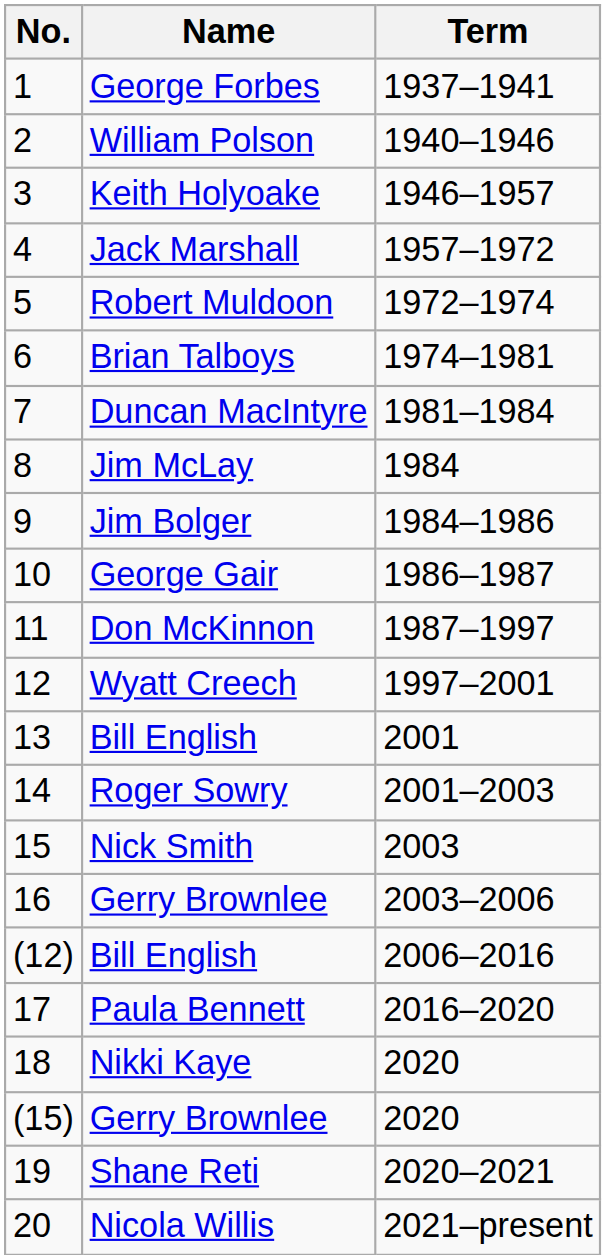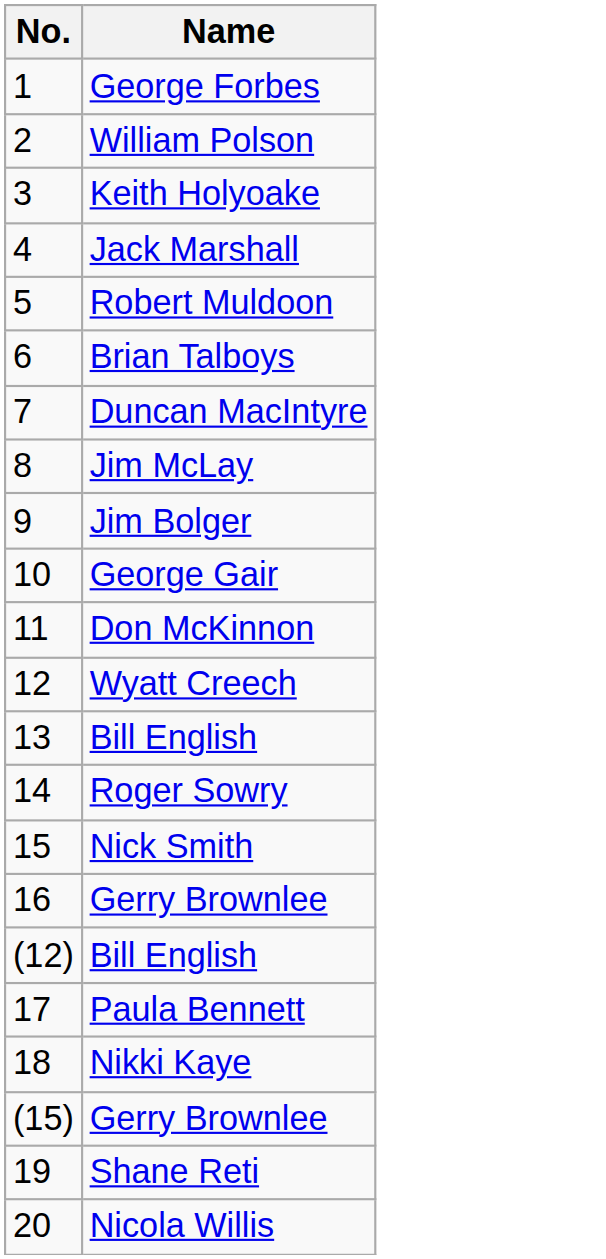- column: (488, 31)
